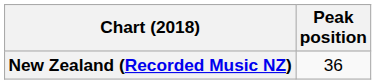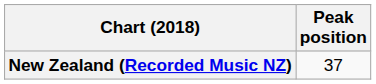(333, 65) 36 -> (333, 65) 37
